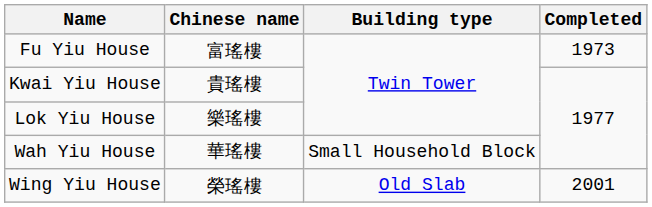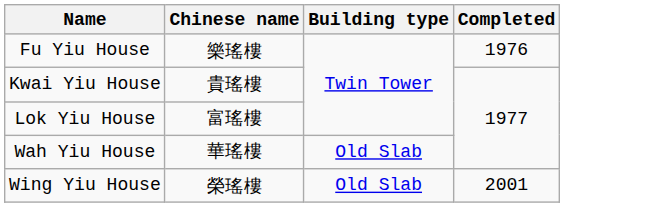(234, 52) 富瑤樓 -> (234, 52) 樂瑤樓
(593, 51) 1973 -> (507, 51) 1976
(234, 119) 樂瑤樓 -> (234, 119) 富瑤樓
(422, 152) Small Household Block -> (379, 152) Old Slab
